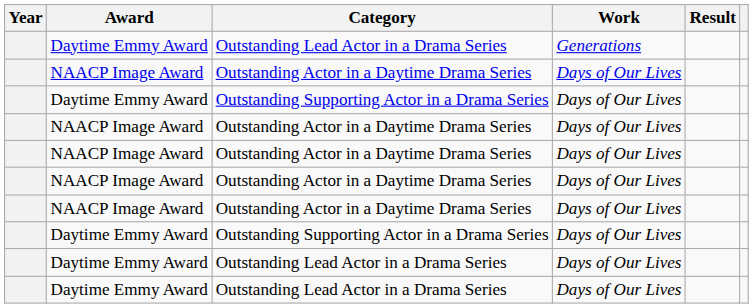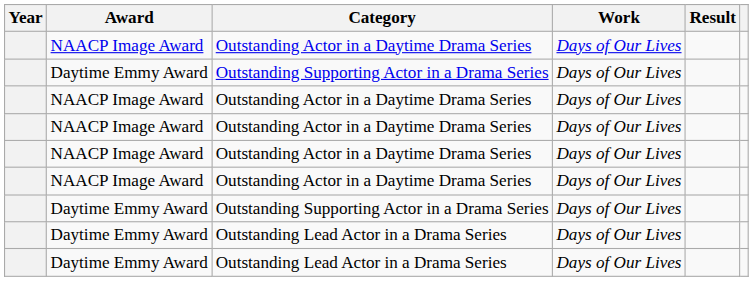- row: (361, 45)
